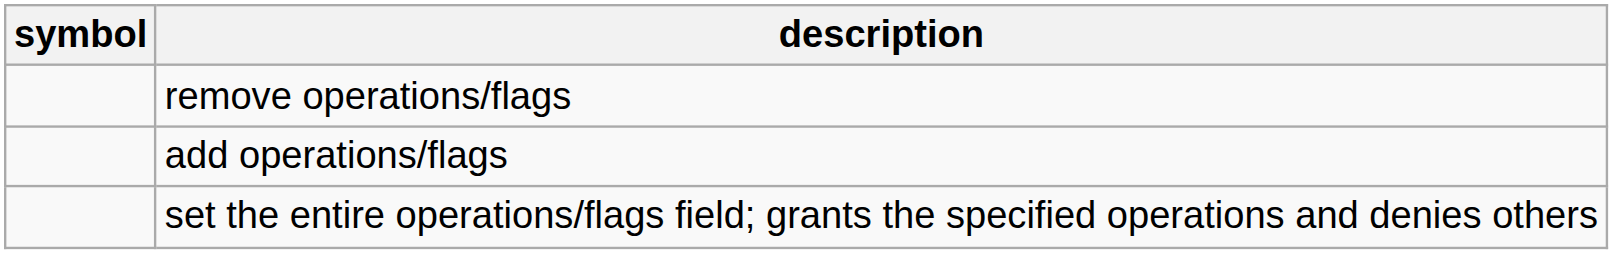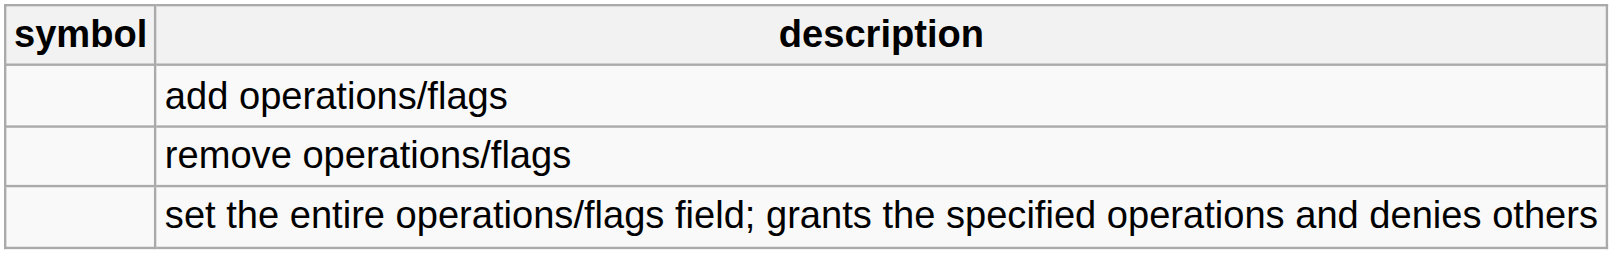rows swapped: (336, 155) <-> (368, 95)
